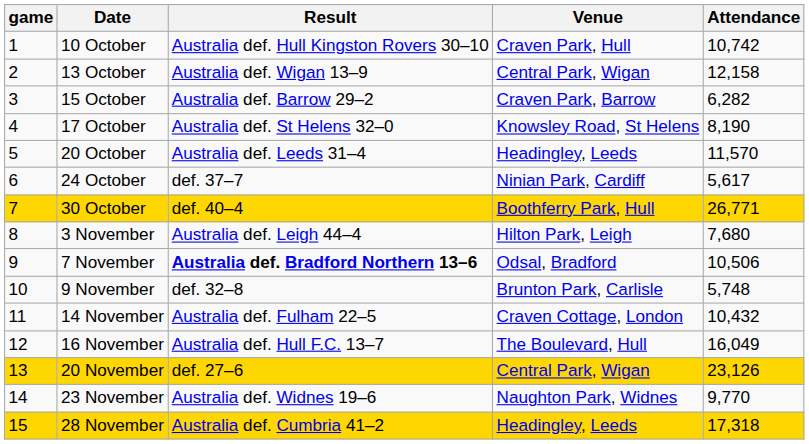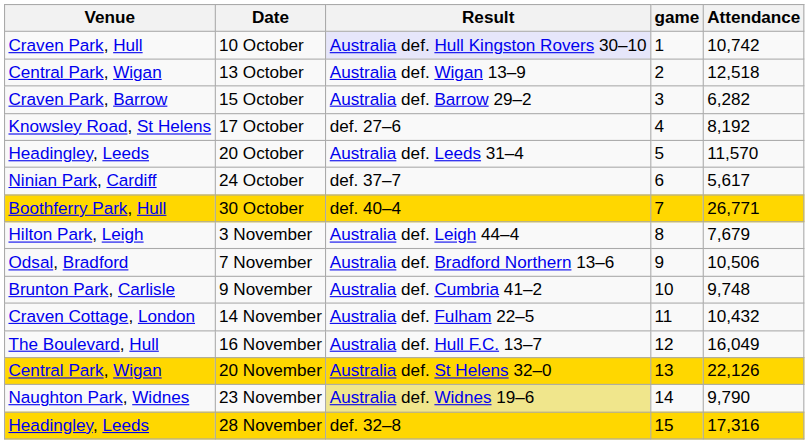columns swapped: (31, 18) <-> (598, 18)
(330, 45) no background -> (488, 45) lavender background
(733, 72) 12,158 -> (733, 72) 12,518
(283, 126) Australia def. St Helens 32–0 -> (365, 126) def. 27–6
(729, 126) 8,190 -> (729, 126) 8,192
(729, 235) 7,680 -> (729, 235) 7,679
(324, 262) bold -> (472, 262) normal
(207, 289) def. 32–8 -> (436, 289) Australia def. Cumbria 41–2
(729, 289) 5,748 -> (729, 289) 9,748
(207, 371) def. 27–6 -> (441, 371) Australia def. St Helens 32–0
(733, 371) 23,126 -> (733, 371) 22,126
(274, 398) no background -> (432, 398) khaki background
(729, 398) 9,770 -> (729, 398) 9,790
(278, 425) Australia def. Cumbria 41–2 -> (365, 425) def. 32–8
(733, 425) 17,318 -> (733, 425) 17,316
